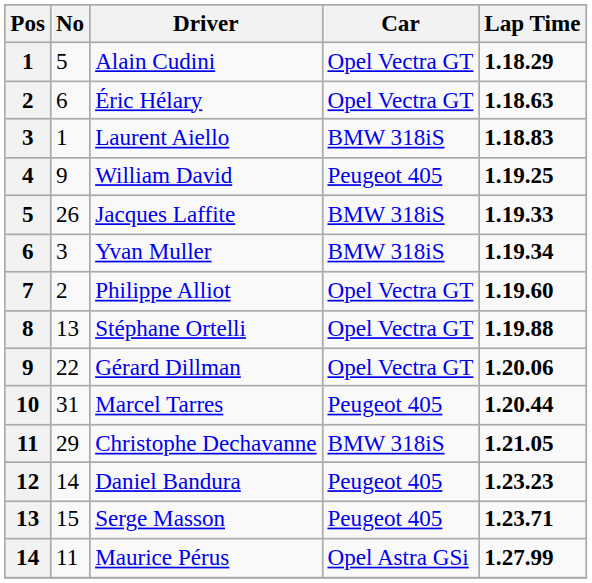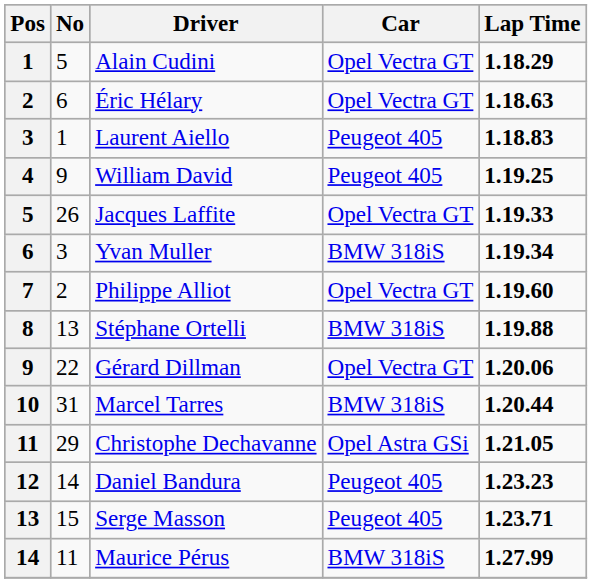(386, 137) BMW 318iS -> (385, 137) Peugeot 405
(386, 213) BMW 318iS -> (400, 213) Opel Vectra GT
(400, 328) Opel Vectra GT -> (386, 328) BMW 318iS
(385, 404) Peugeot 405 -> (386, 404) BMW 318iS
(386, 442) BMW 318iS -> (398, 442) Opel Astra GSi
(398, 557) Opel Astra GSi -> (386, 557) BMW 318iS
